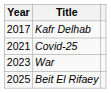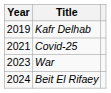(19, 29) 2017 -> (19, 29) 2019
(19, 79) 2025 -> (19, 79) 2024
